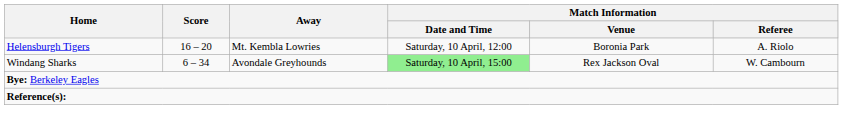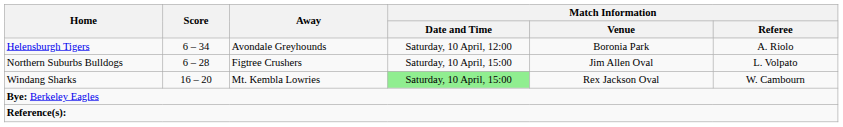(196, 46) 16 – 20 -> (196, 46) 6 – 34
(276, 46) Mt. Kembla Lowries -> (279, 46) Avondale Greyhounds
+ row: (65, 63)
(196, 63) 6 – 34 -> (196, 79) 16 – 20
(279, 63) Avondale Greyhounds -> (276, 79) Mt. Kembla Lowries
